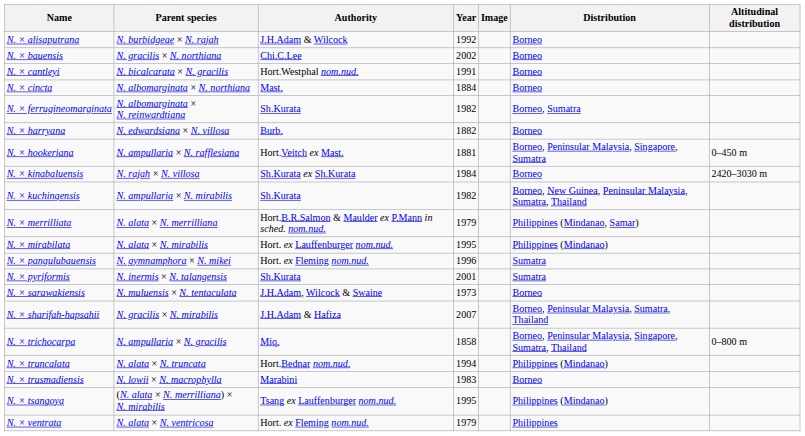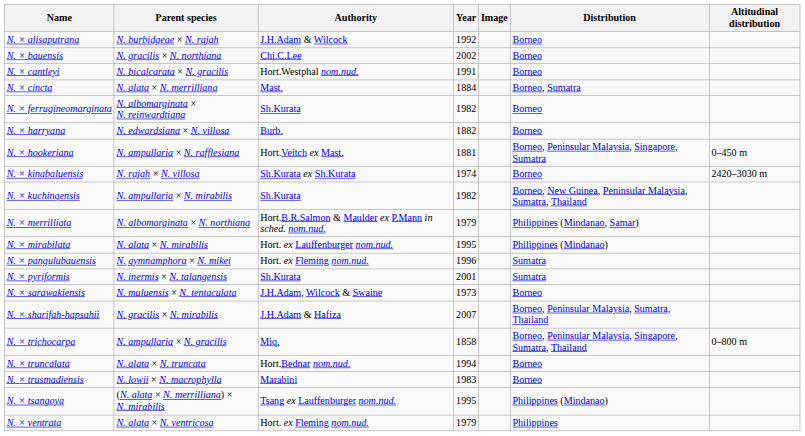(183, 87) N. albomarginata × N. northiana -> (167, 87) N. alata × N. merrilliana
(527, 87) Borneo -> (547, 87) Borneo, Sumatra
(547, 109) Borneo, Sumatra -> (527, 109) Borneo
(466, 174) 1984 -> (466, 174) 1974
(167, 223) N. alata × N. merrilliana -> (183, 223) N. albomarginata × N. northiana
(560, 363) Philippines (Mindanao) -> (527, 363) Borneo
